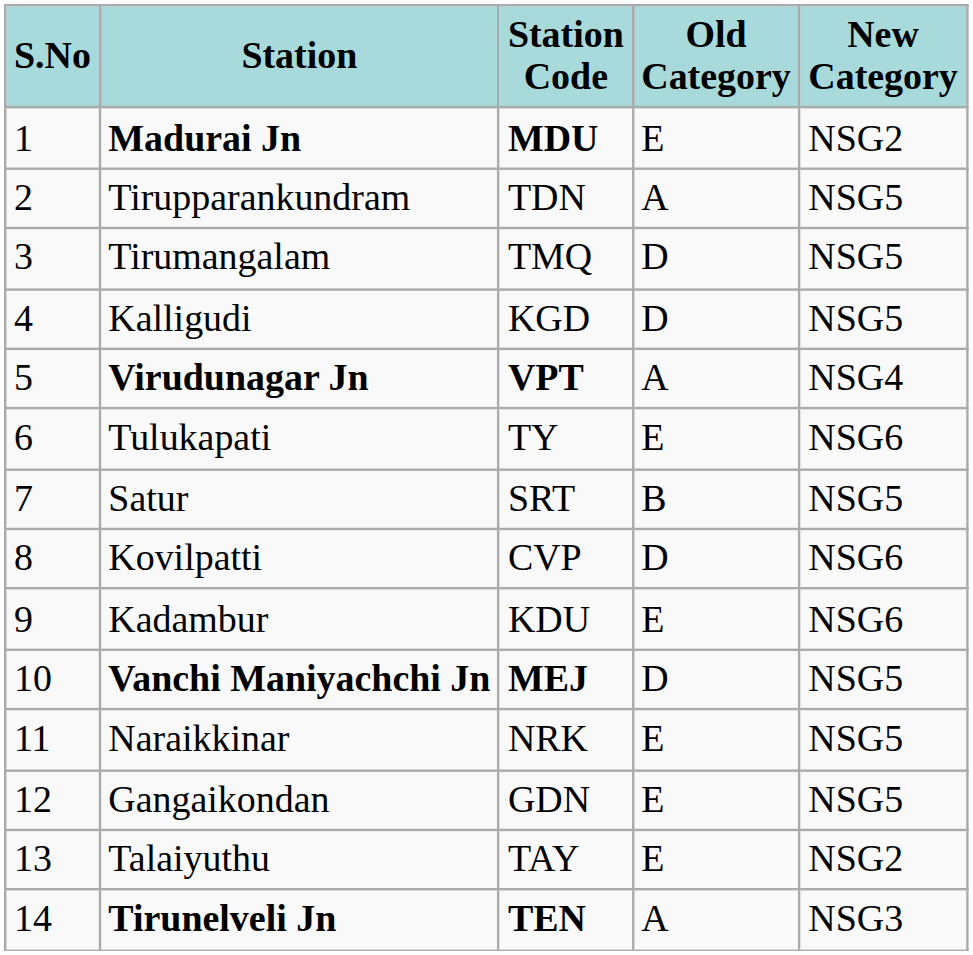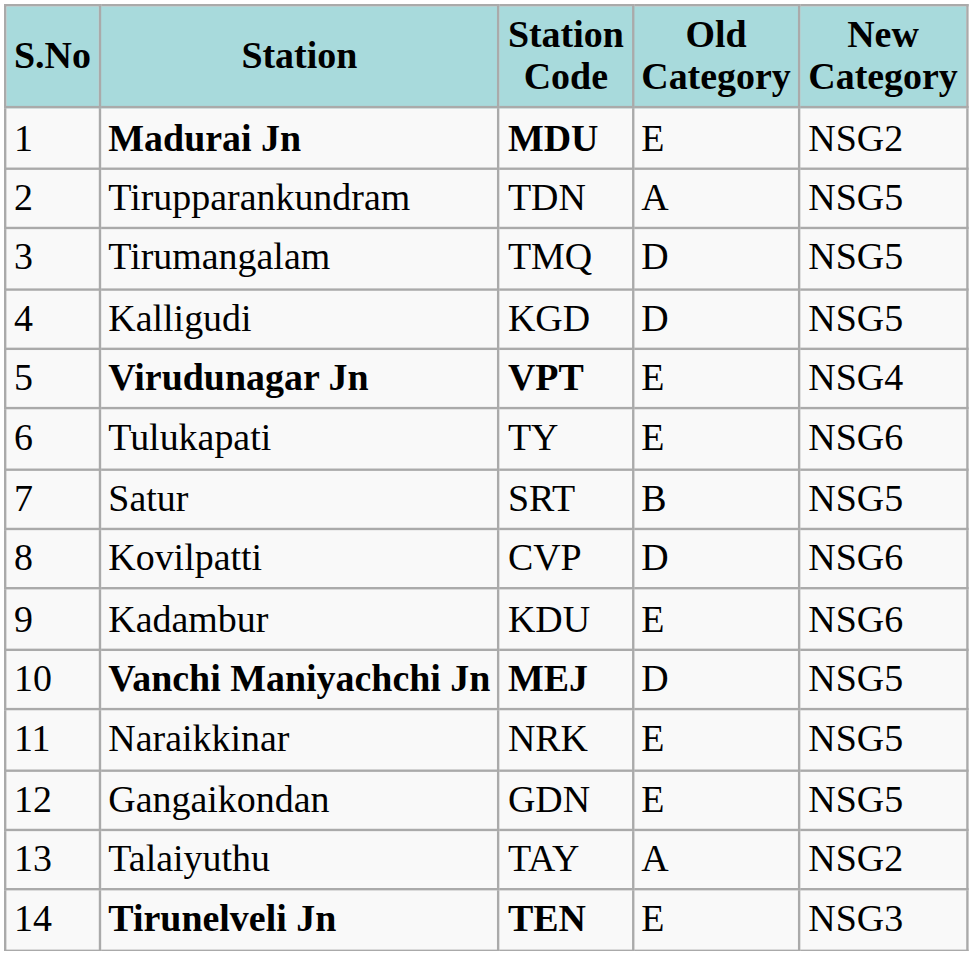(655, 377) A -> (653, 377) E
(653, 859) E -> (655, 859) A
(655, 919) A -> (653, 919) E
